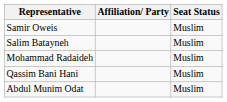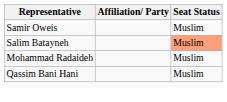(189, 43) no background -> (189, 43) lightsalmon background
- row: (45, 89)
